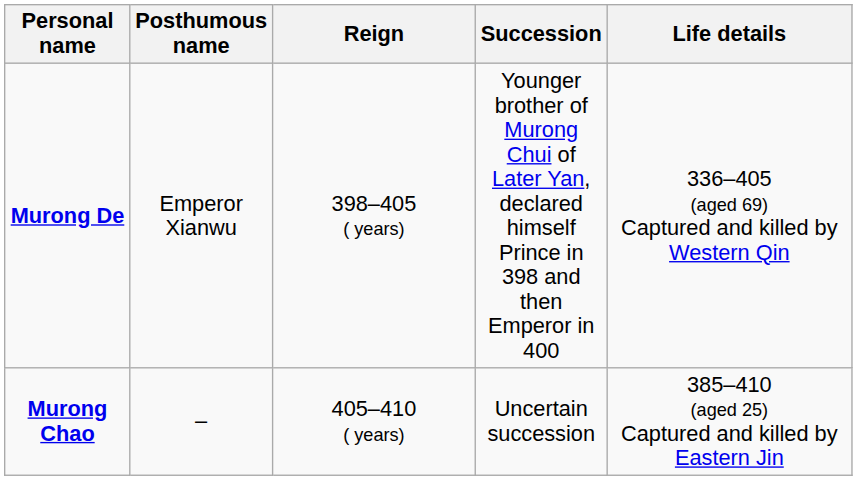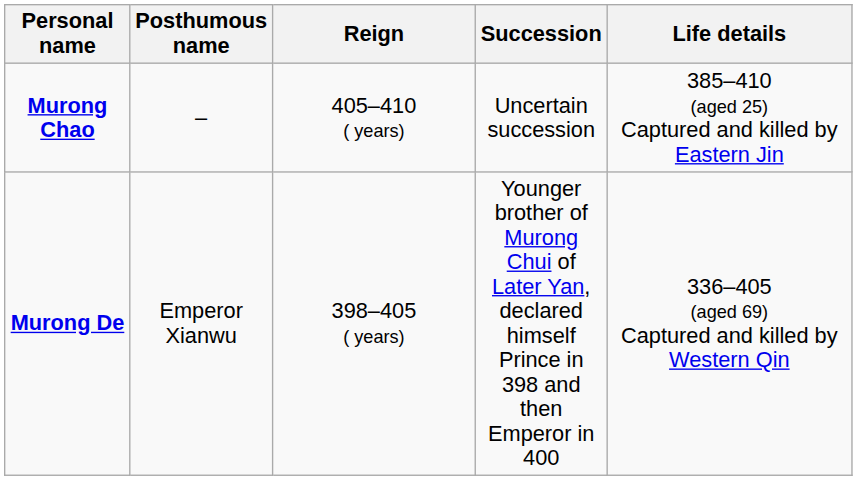rows swapped: (67, 215) <-> (67, 421)
